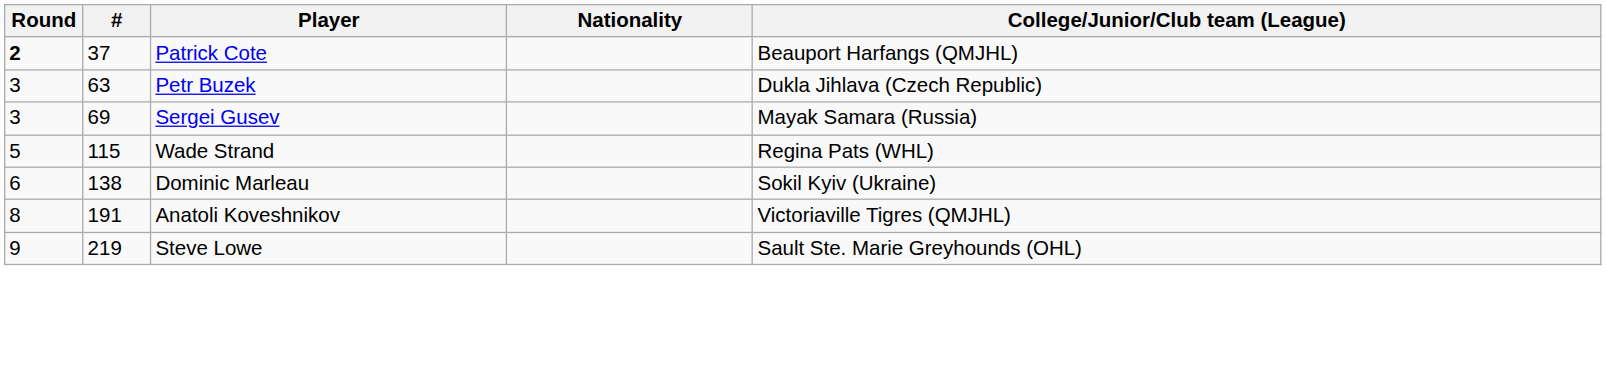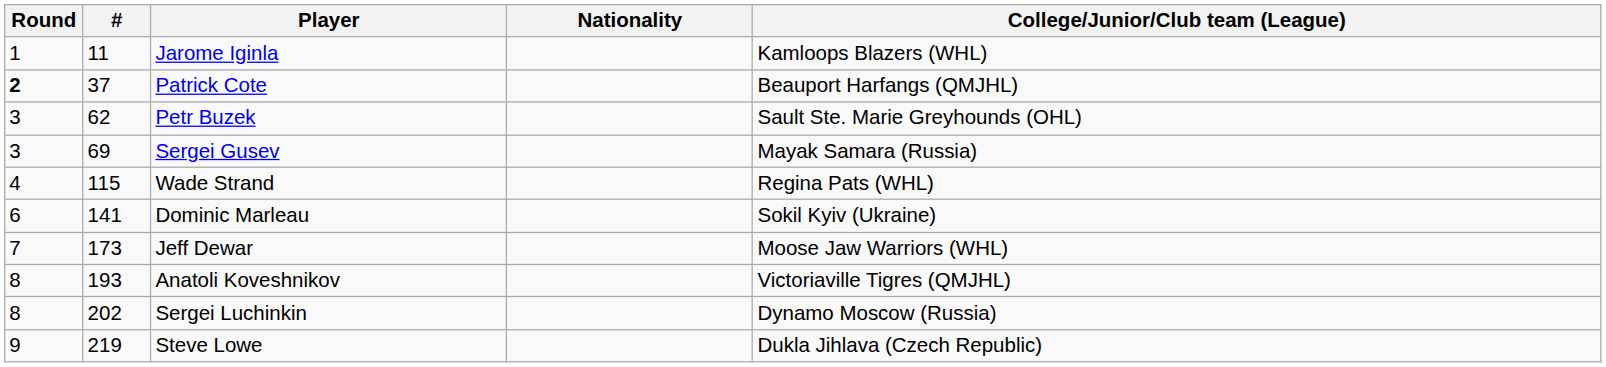+ row: (217, 53)
(99, 85) 63 -> (99, 118) 62
(900, 85) Dukla Jihlava (Czech Republic) -> (920, 118) Sault Ste. Marie Greyhounds (OHL)
(15, 150) 5 -> (15, 183) 4
(105, 183) 138 -> (105, 215) 141
+ row: (204, 248)
(105, 215) 191 -> (105, 280) 193
+ row: (231, 313)
(920, 248) Sault Ste. Marie Greyhounds (OHL) -> (900, 345) Dukla Jihlava (Czech Republic)
